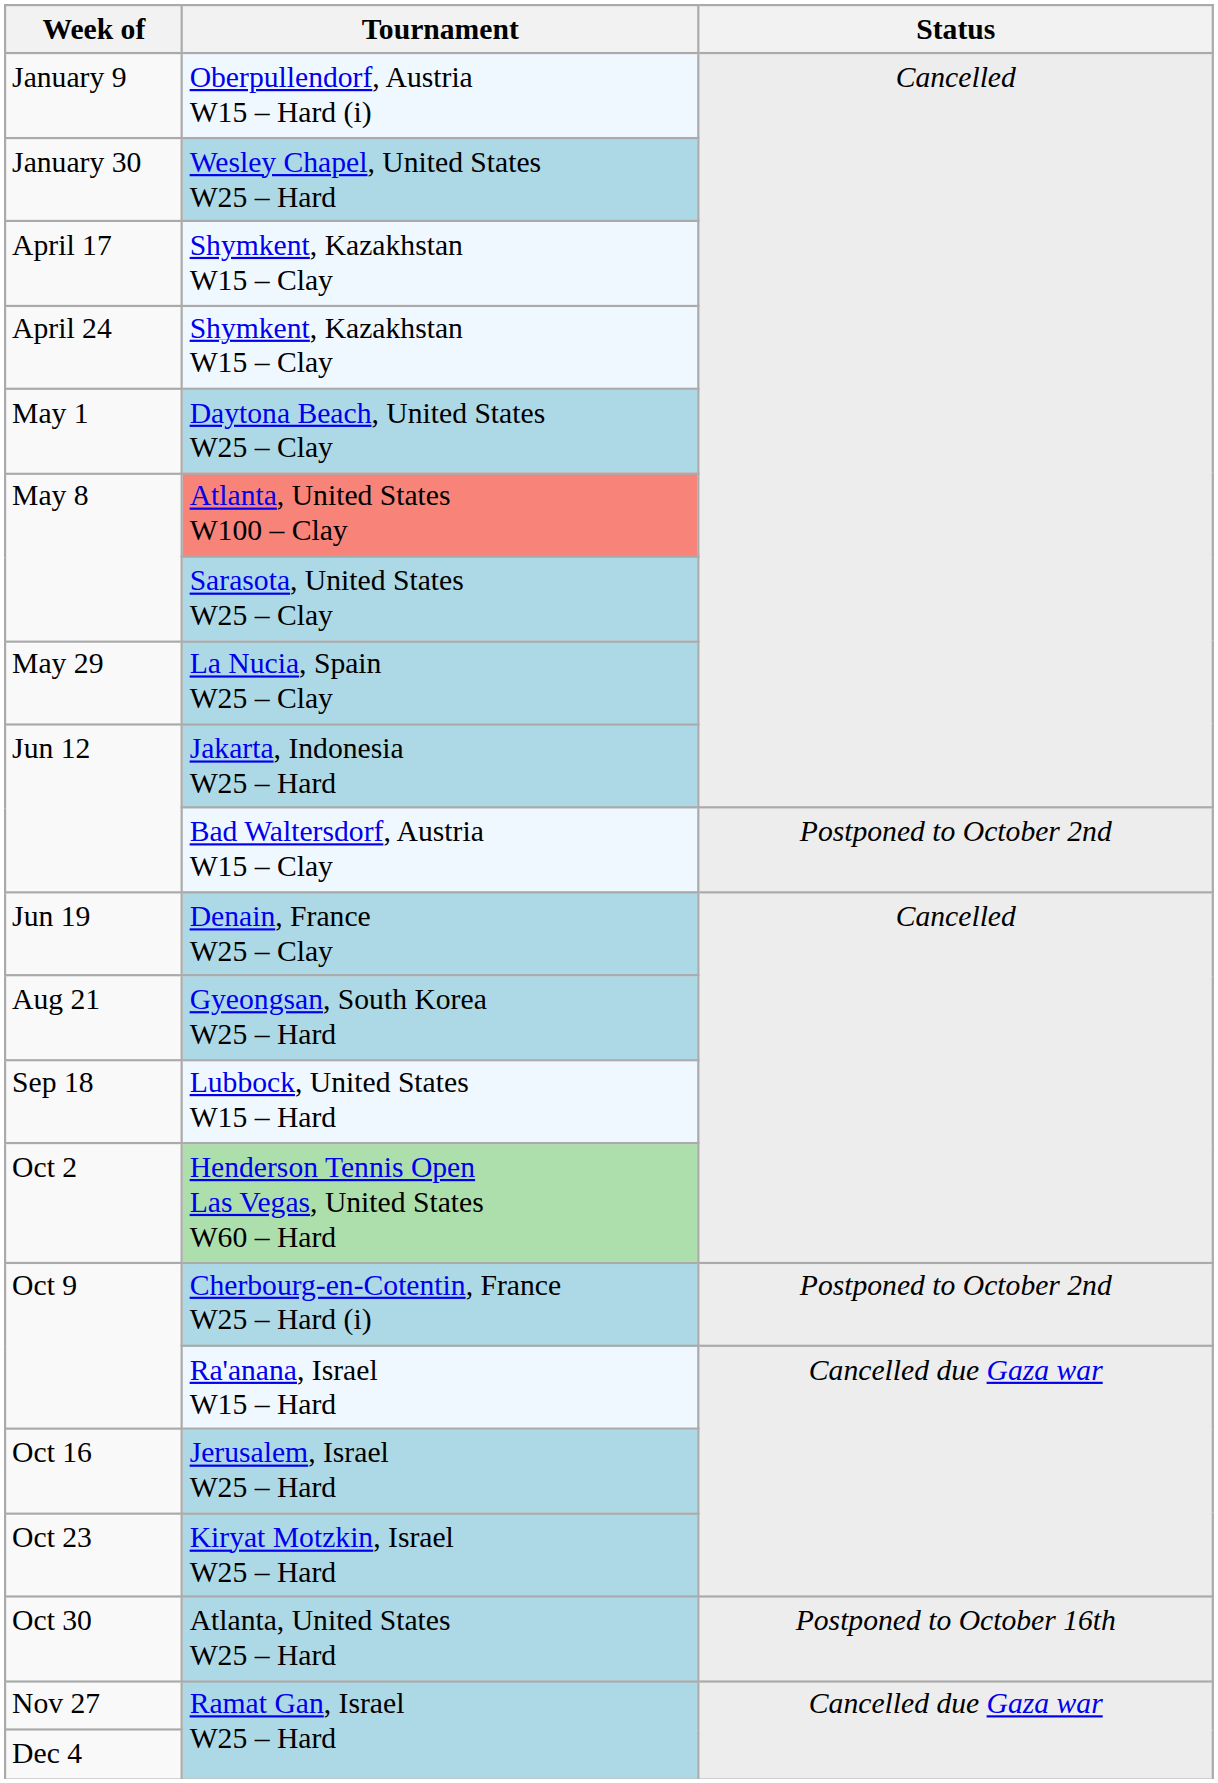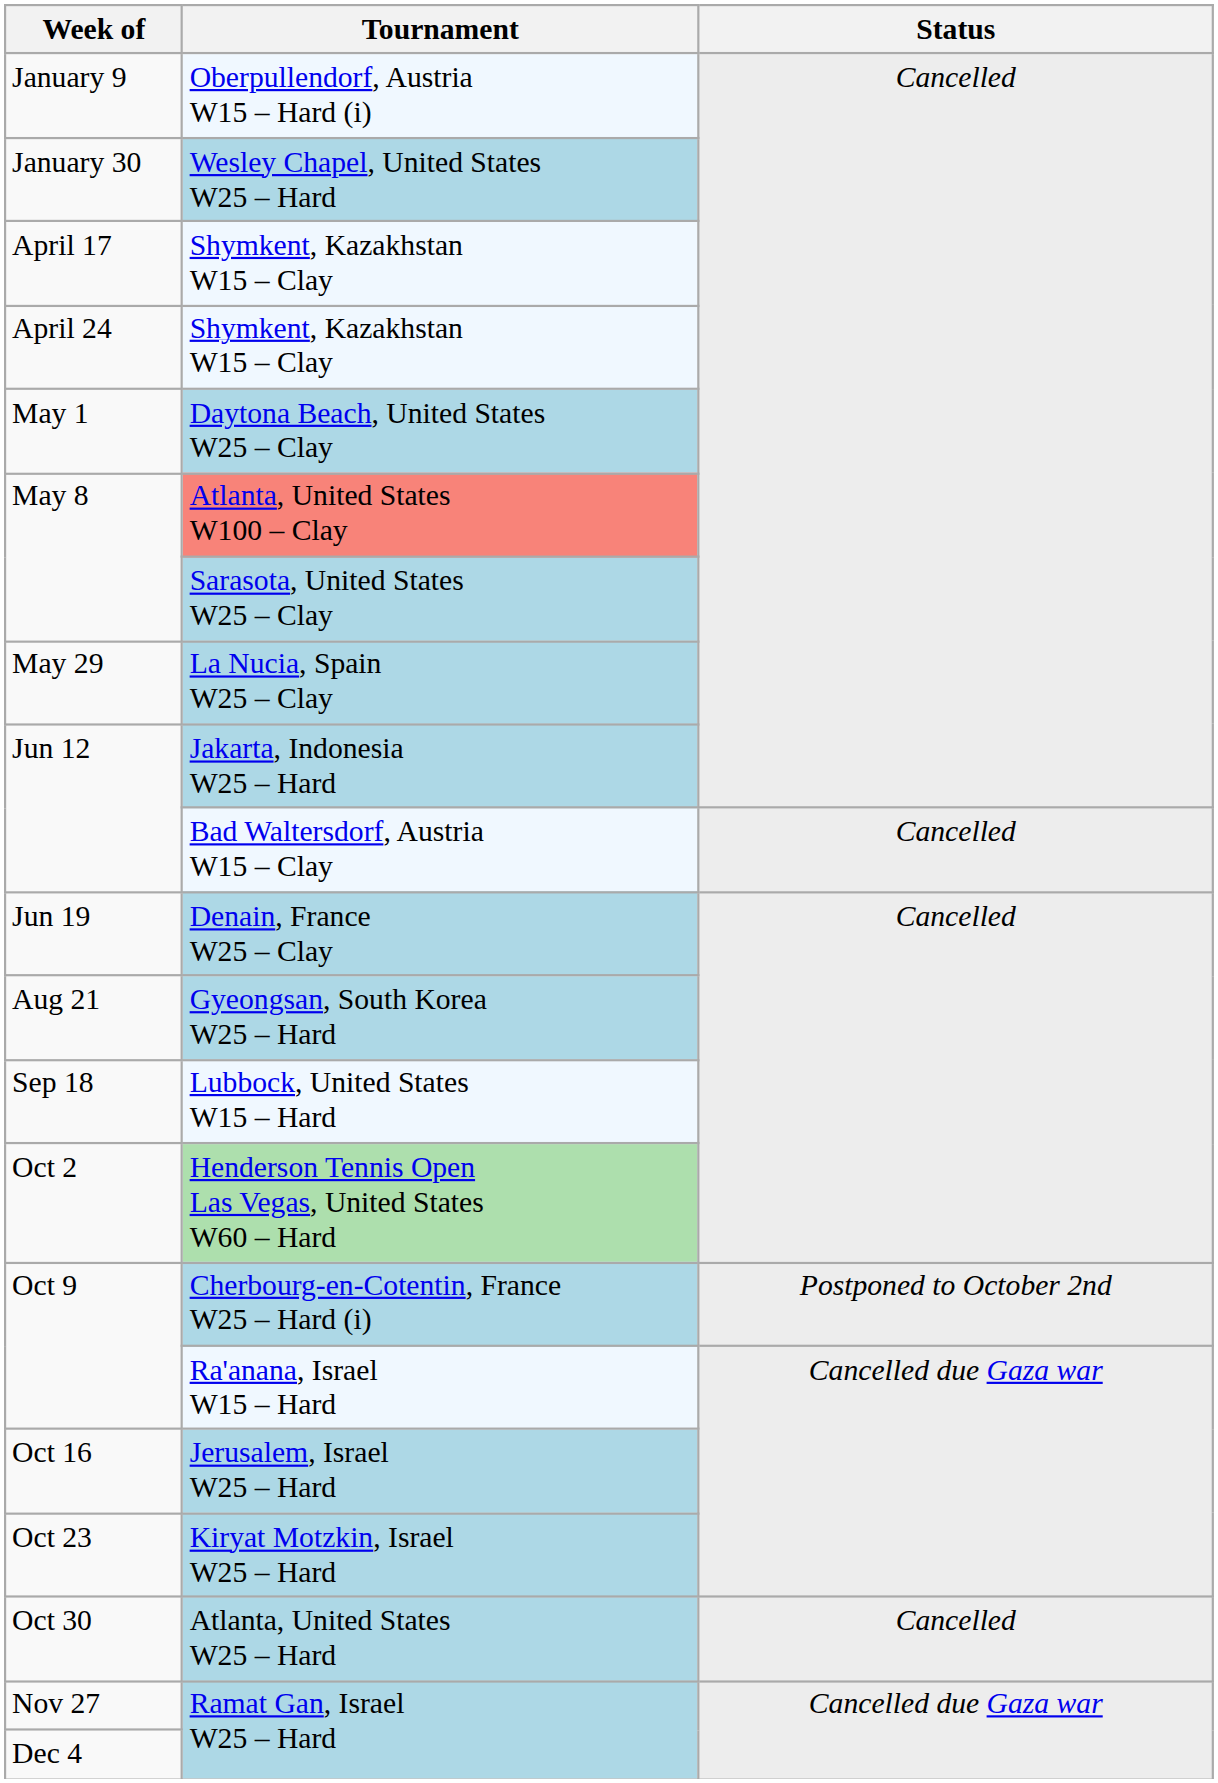(956, 831) Postponed to October 2nd -> (956, 831) Cancelled
(956, 1620) Postponed to October 16th -> (956, 1620) Cancelled
